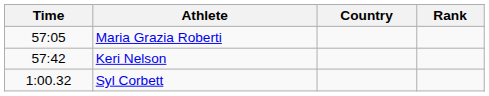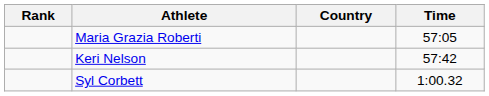columns swapped: (450, 16) <-> (48, 16)
